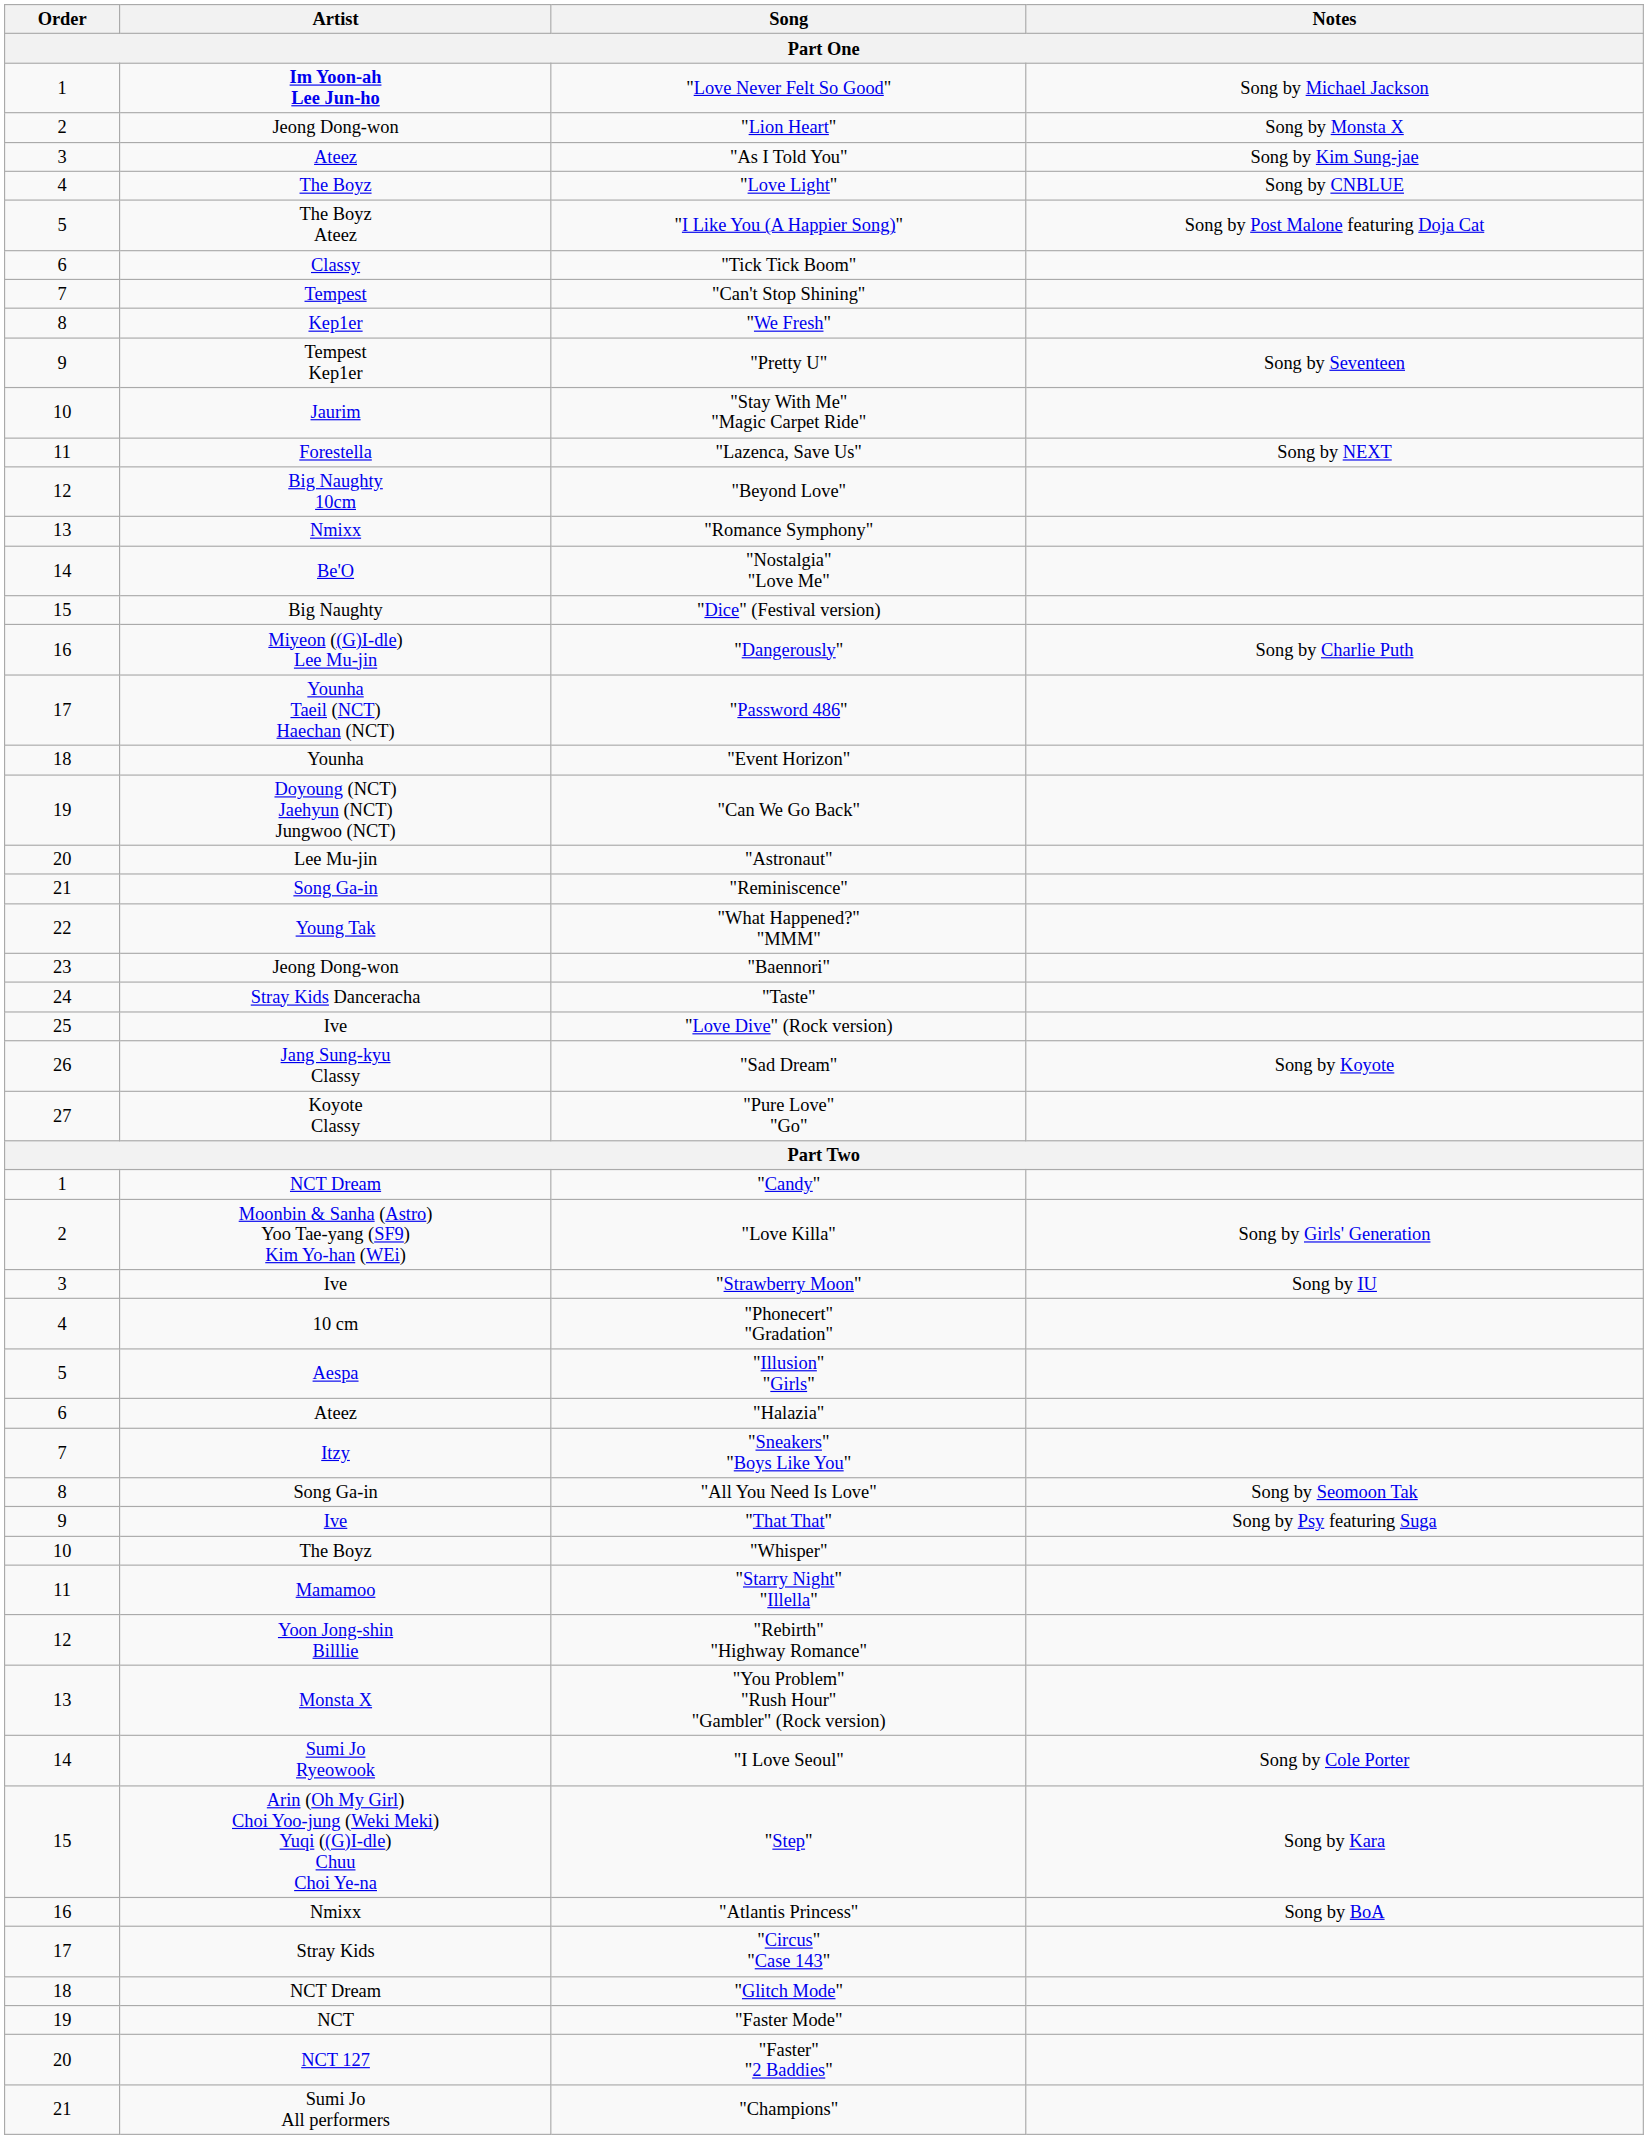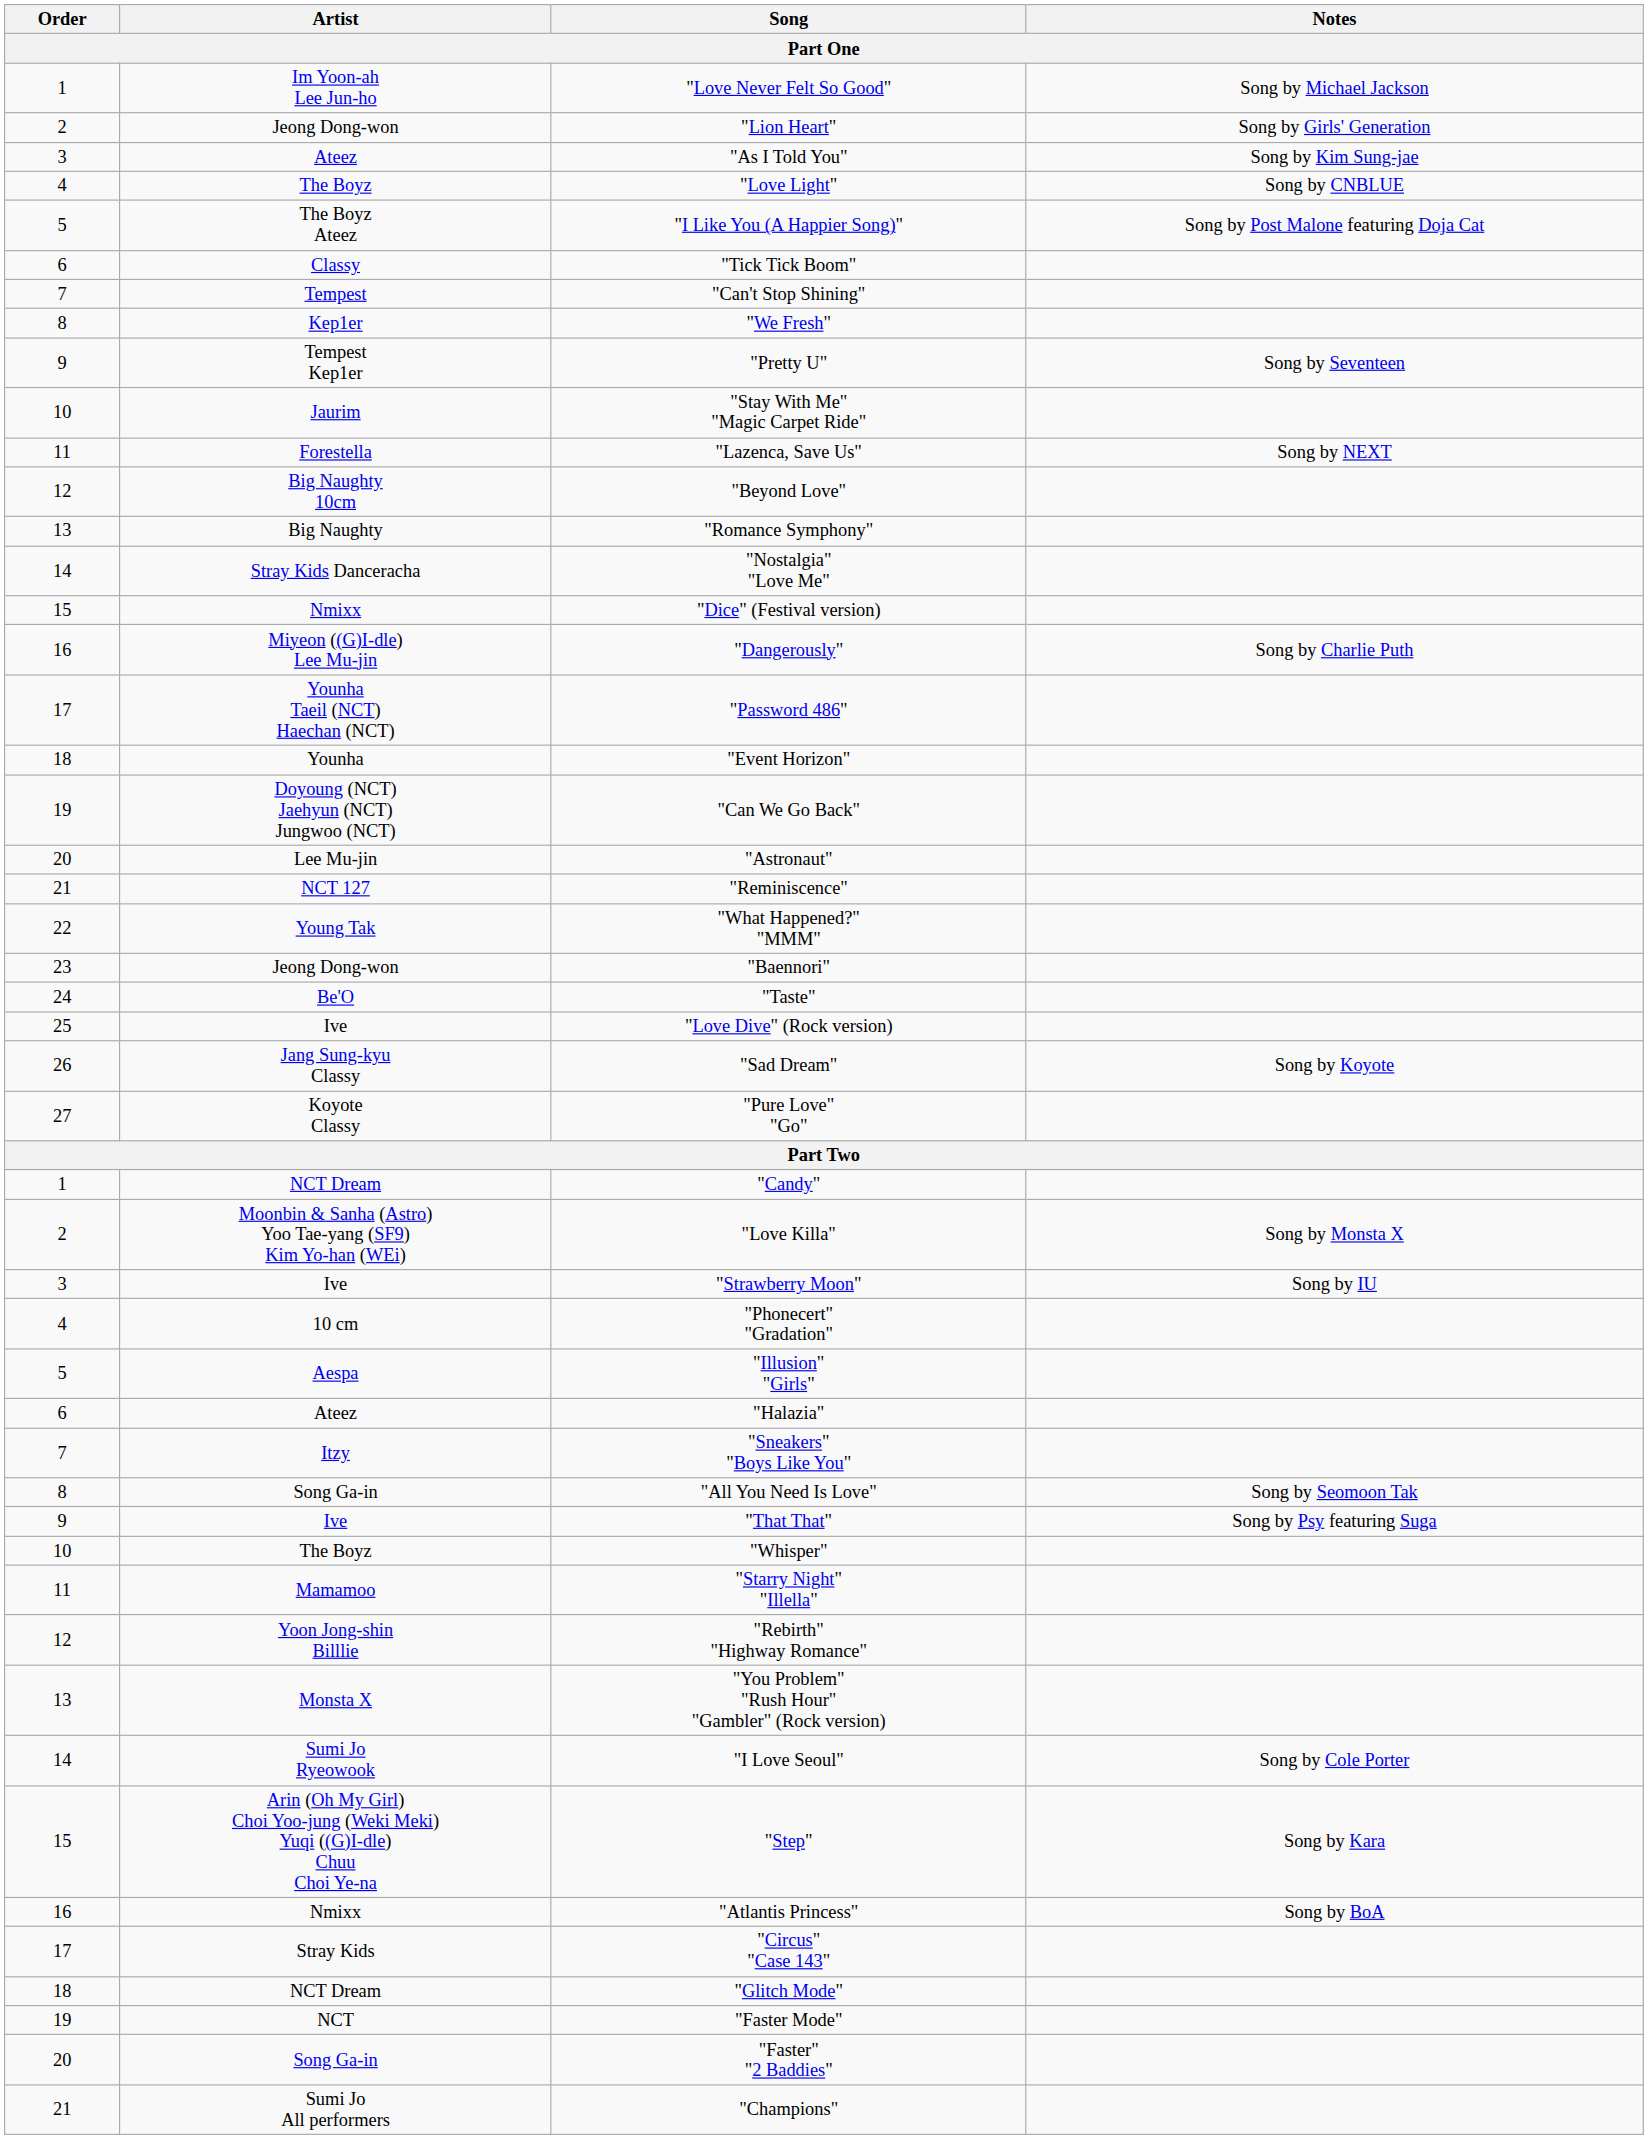(336, 87) bold -> (336, 87) normal
(1334, 127) Song by Monsta X -> (1334, 127) Song by Girls' Generation
(336, 531) Nmixx -> (336, 531) Big Naughty
(336, 570) Be'O -> (336, 570) Stray Kids Danceracha
(336, 610) Big Naughty -> (336, 610) Nmixx
(336, 888) Song Ga-in -> (336, 888) NCT 127
(336, 997) Stray Kids Danceracha -> (336, 997) Be'O
(1334, 1234) Song by Girls' Generation -> (1334, 1234) Song by Monsta X
(336, 2059) NCT 127 -> (336, 2059) Song Ga-in
